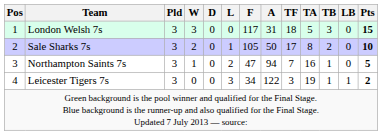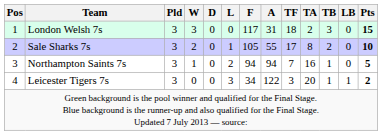(310, 30) 5 -> (310, 30) 2
(271, 47) 50 -> (271, 47) 55
(250, 64) 47 -> (250, 64) 94
(310, 81) 19 -> (310, 81) 20
